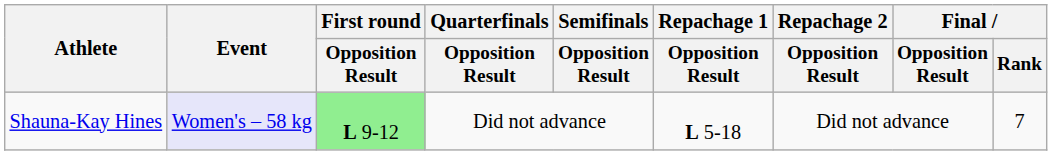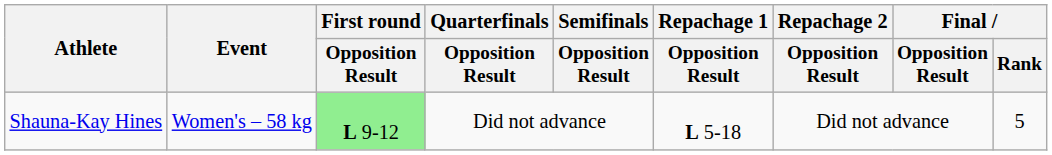(242, 121) lavender background -> (242, 121) no background
(1019, 121) 7 -> (1019, 121) 5
